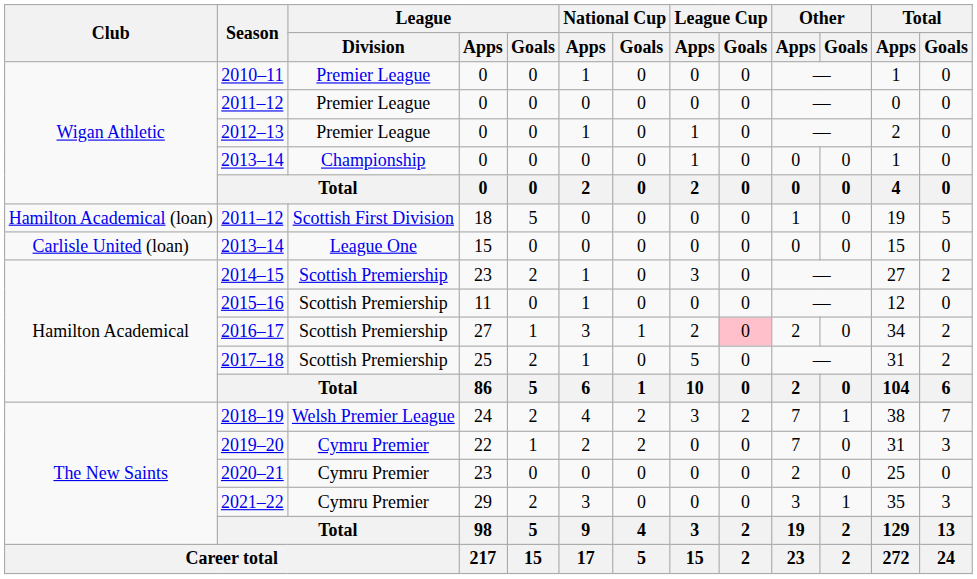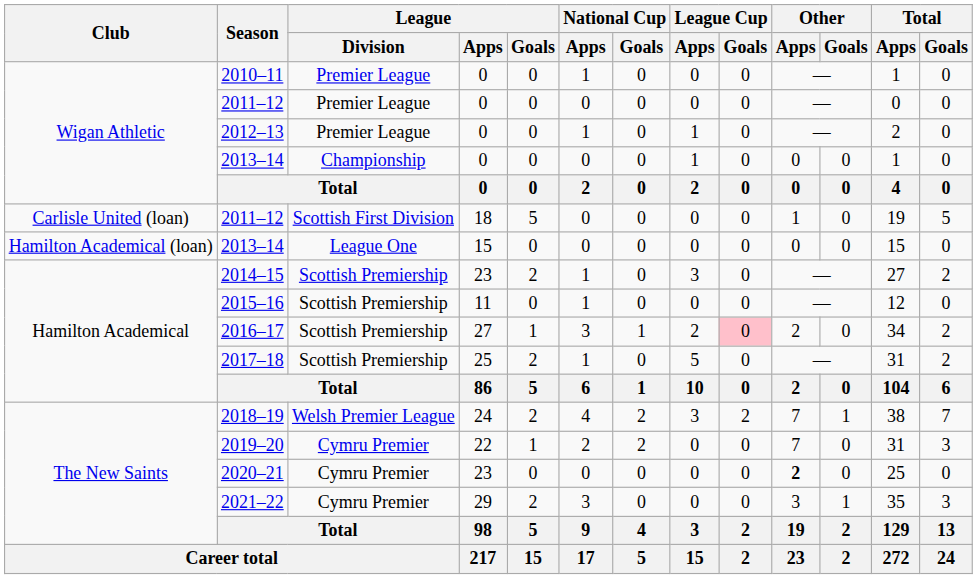(111, 217) Hamilton Academical (loan) -> (111, 217) Carlisle United (loan)
(111, 246) Carlisle United (loan) -> (111, 246) Hamilton Academical (loan)
(796, 473) normal -> (796, 473) bold
